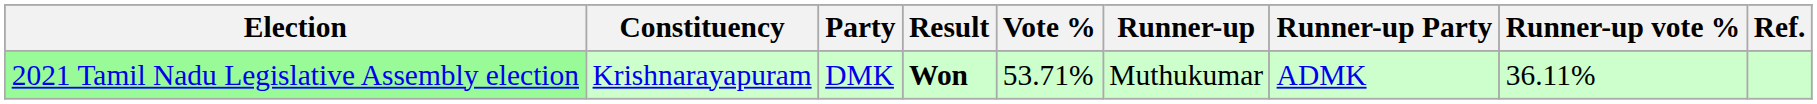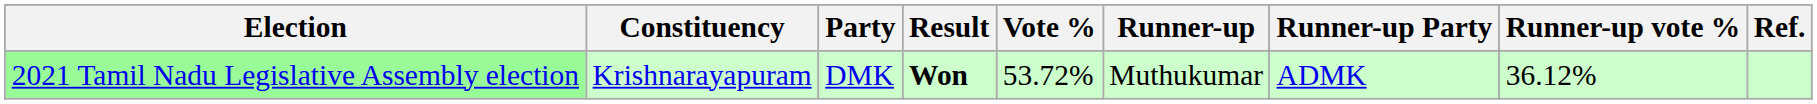(1048, 74) 53.71% -> (1048, 74) 53.72%
(1551, 74) 36.11% -> (1551, 74) 36.12%
